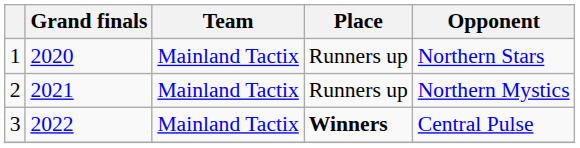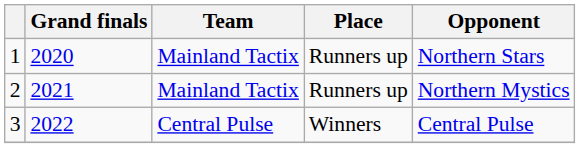(228, 124) Mainland Tactix -> (215, 124) Central Pulse
(348, 124) bold -> (345, 124) normal
